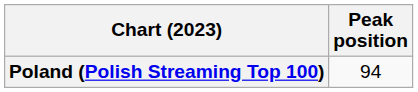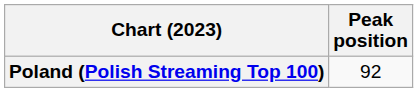(371, 71) 94 -> (371, 71) 92
